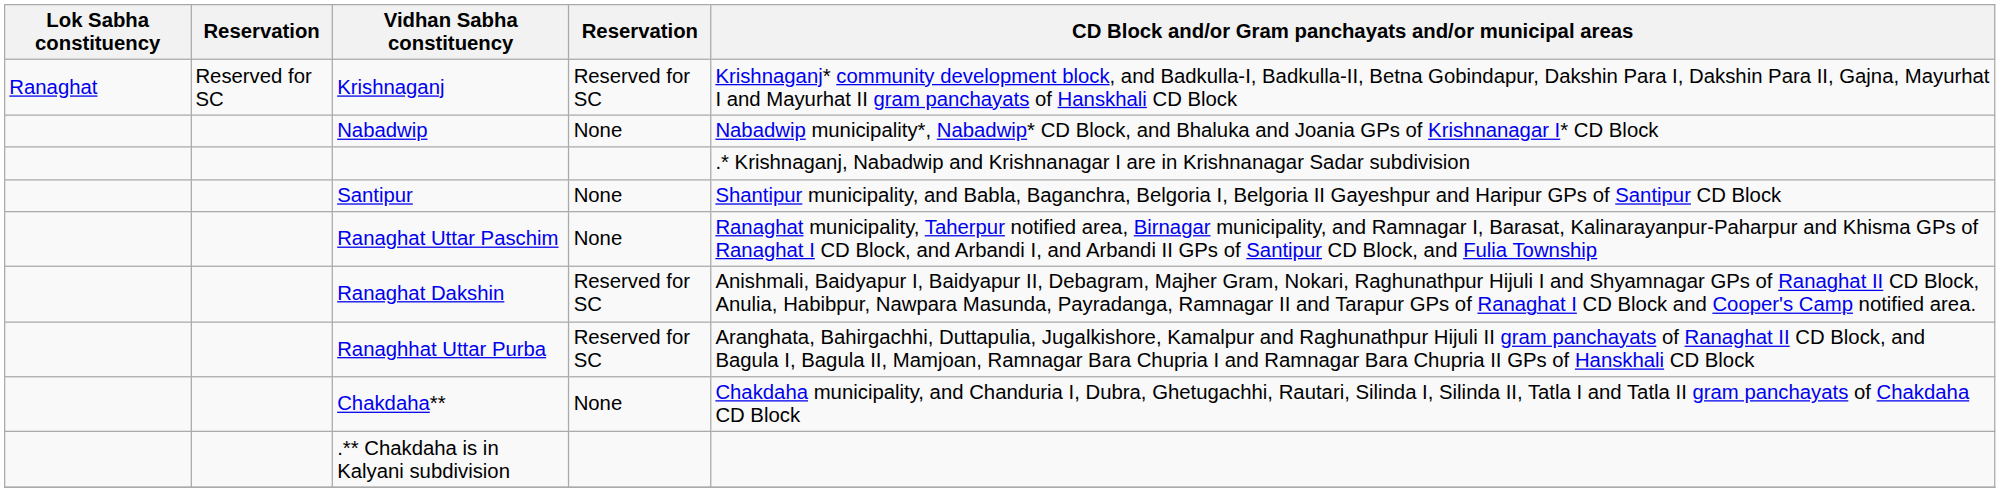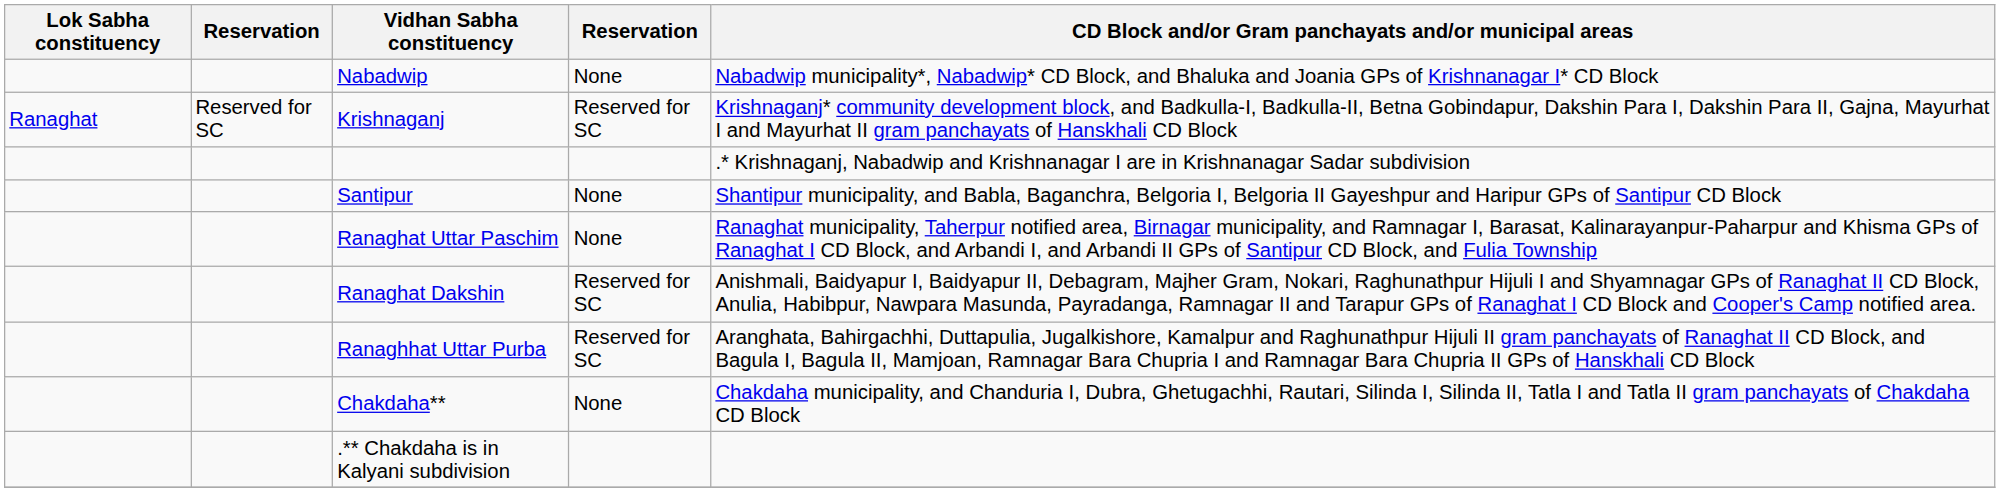rows swapped: (391, 87) <-> (382, 130)
